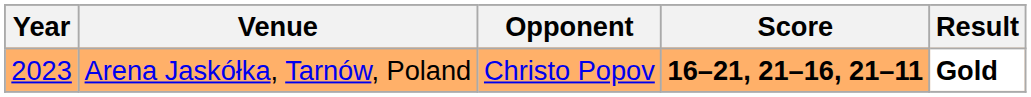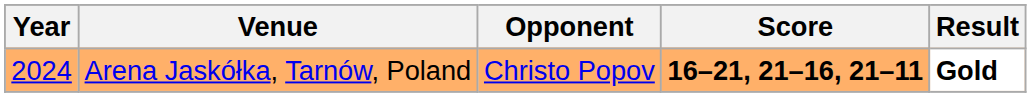(42, 70) 2023 -> (42, 70) 2024
